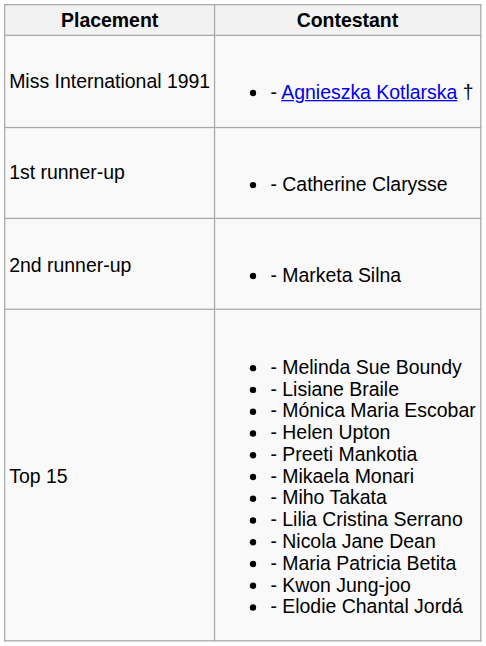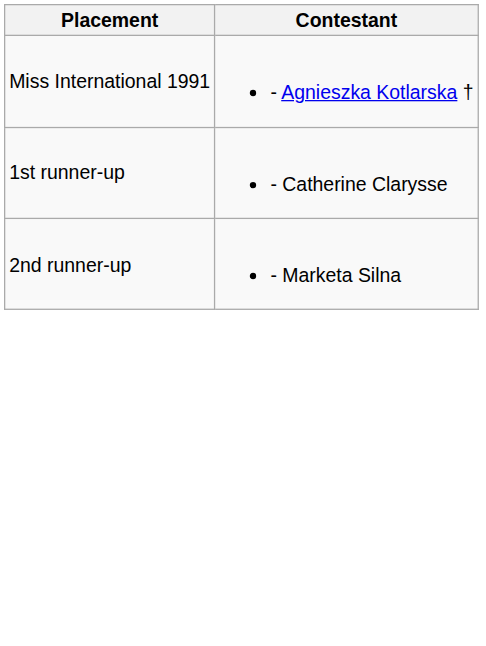- row: (38, 475)
